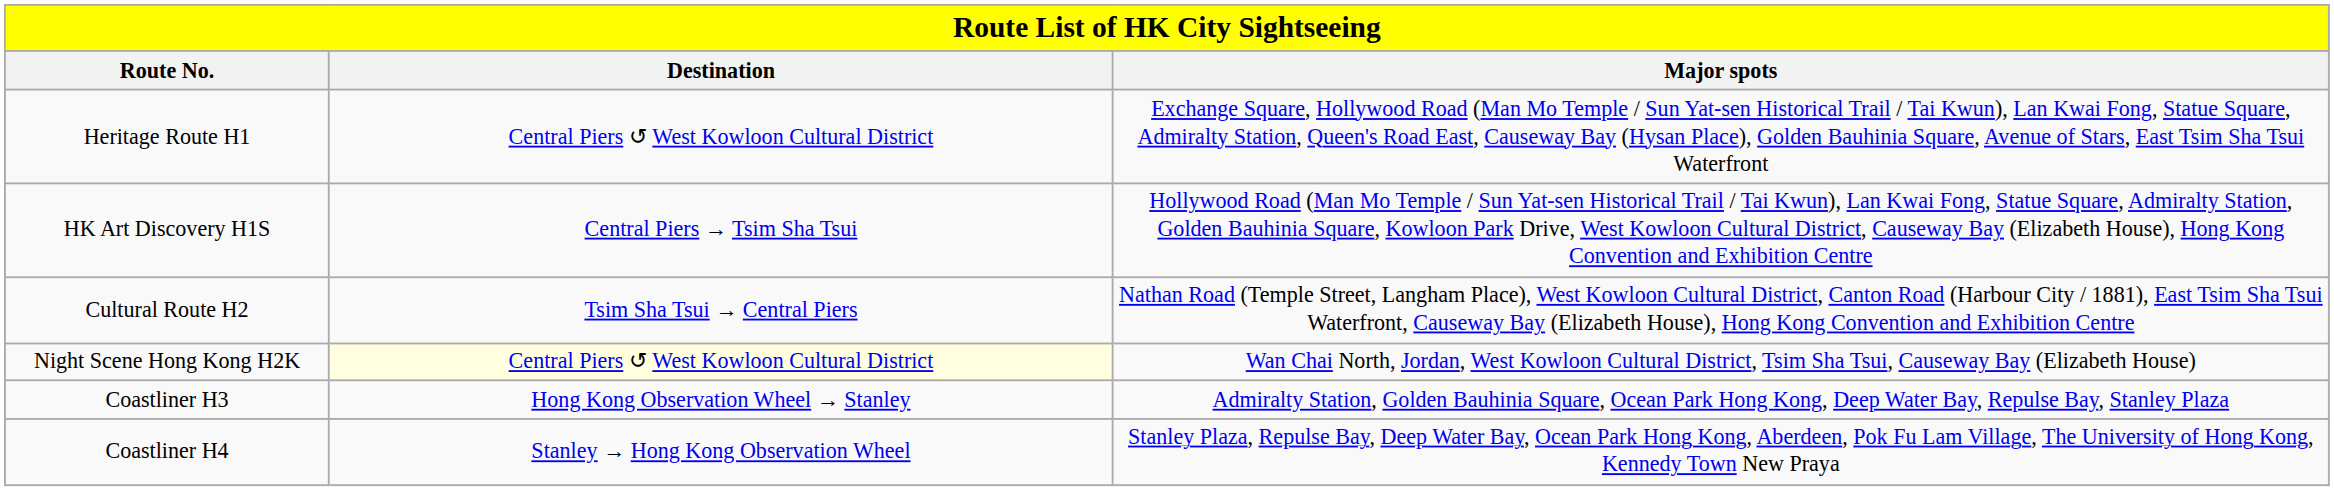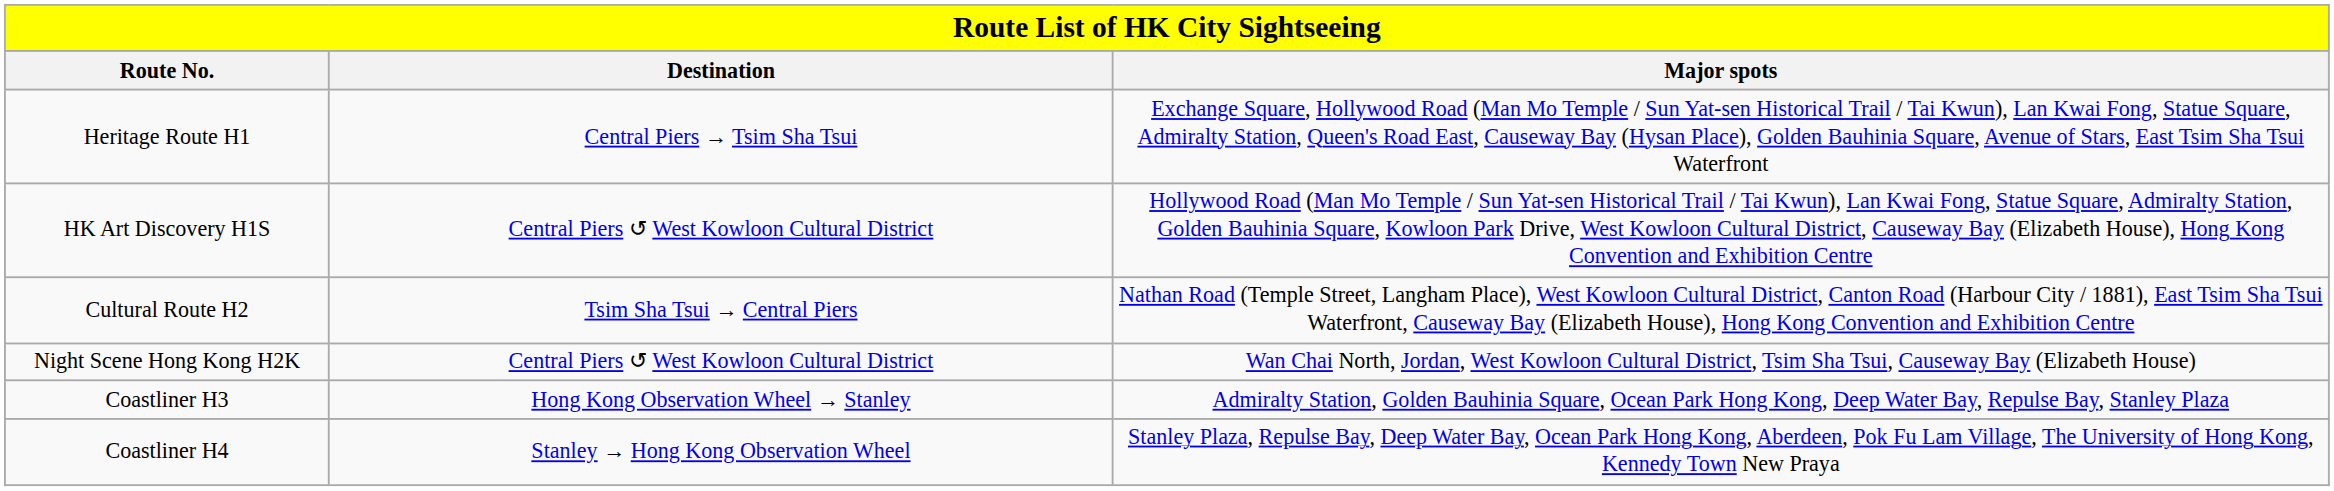(721, 136) Central Piers ↺ West Kowloon Cultural District -> (721, 136) Central Piers → Tsim Sha Tsui
(721, 229) Central Piers → Tsim Sha Tsui -> (721, 229) Central Piers ↺ West Kowloon Cultural District
(721, 361) lightyellow background -> (721, 361) no background
